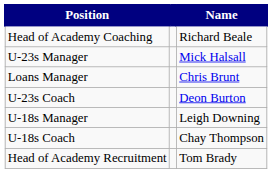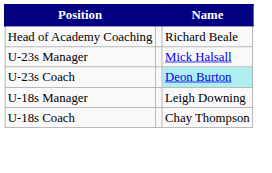- row: (48, 77)
(212, 97) no background -> (198, 77) paleturquoise background
- row: (87, 158)
